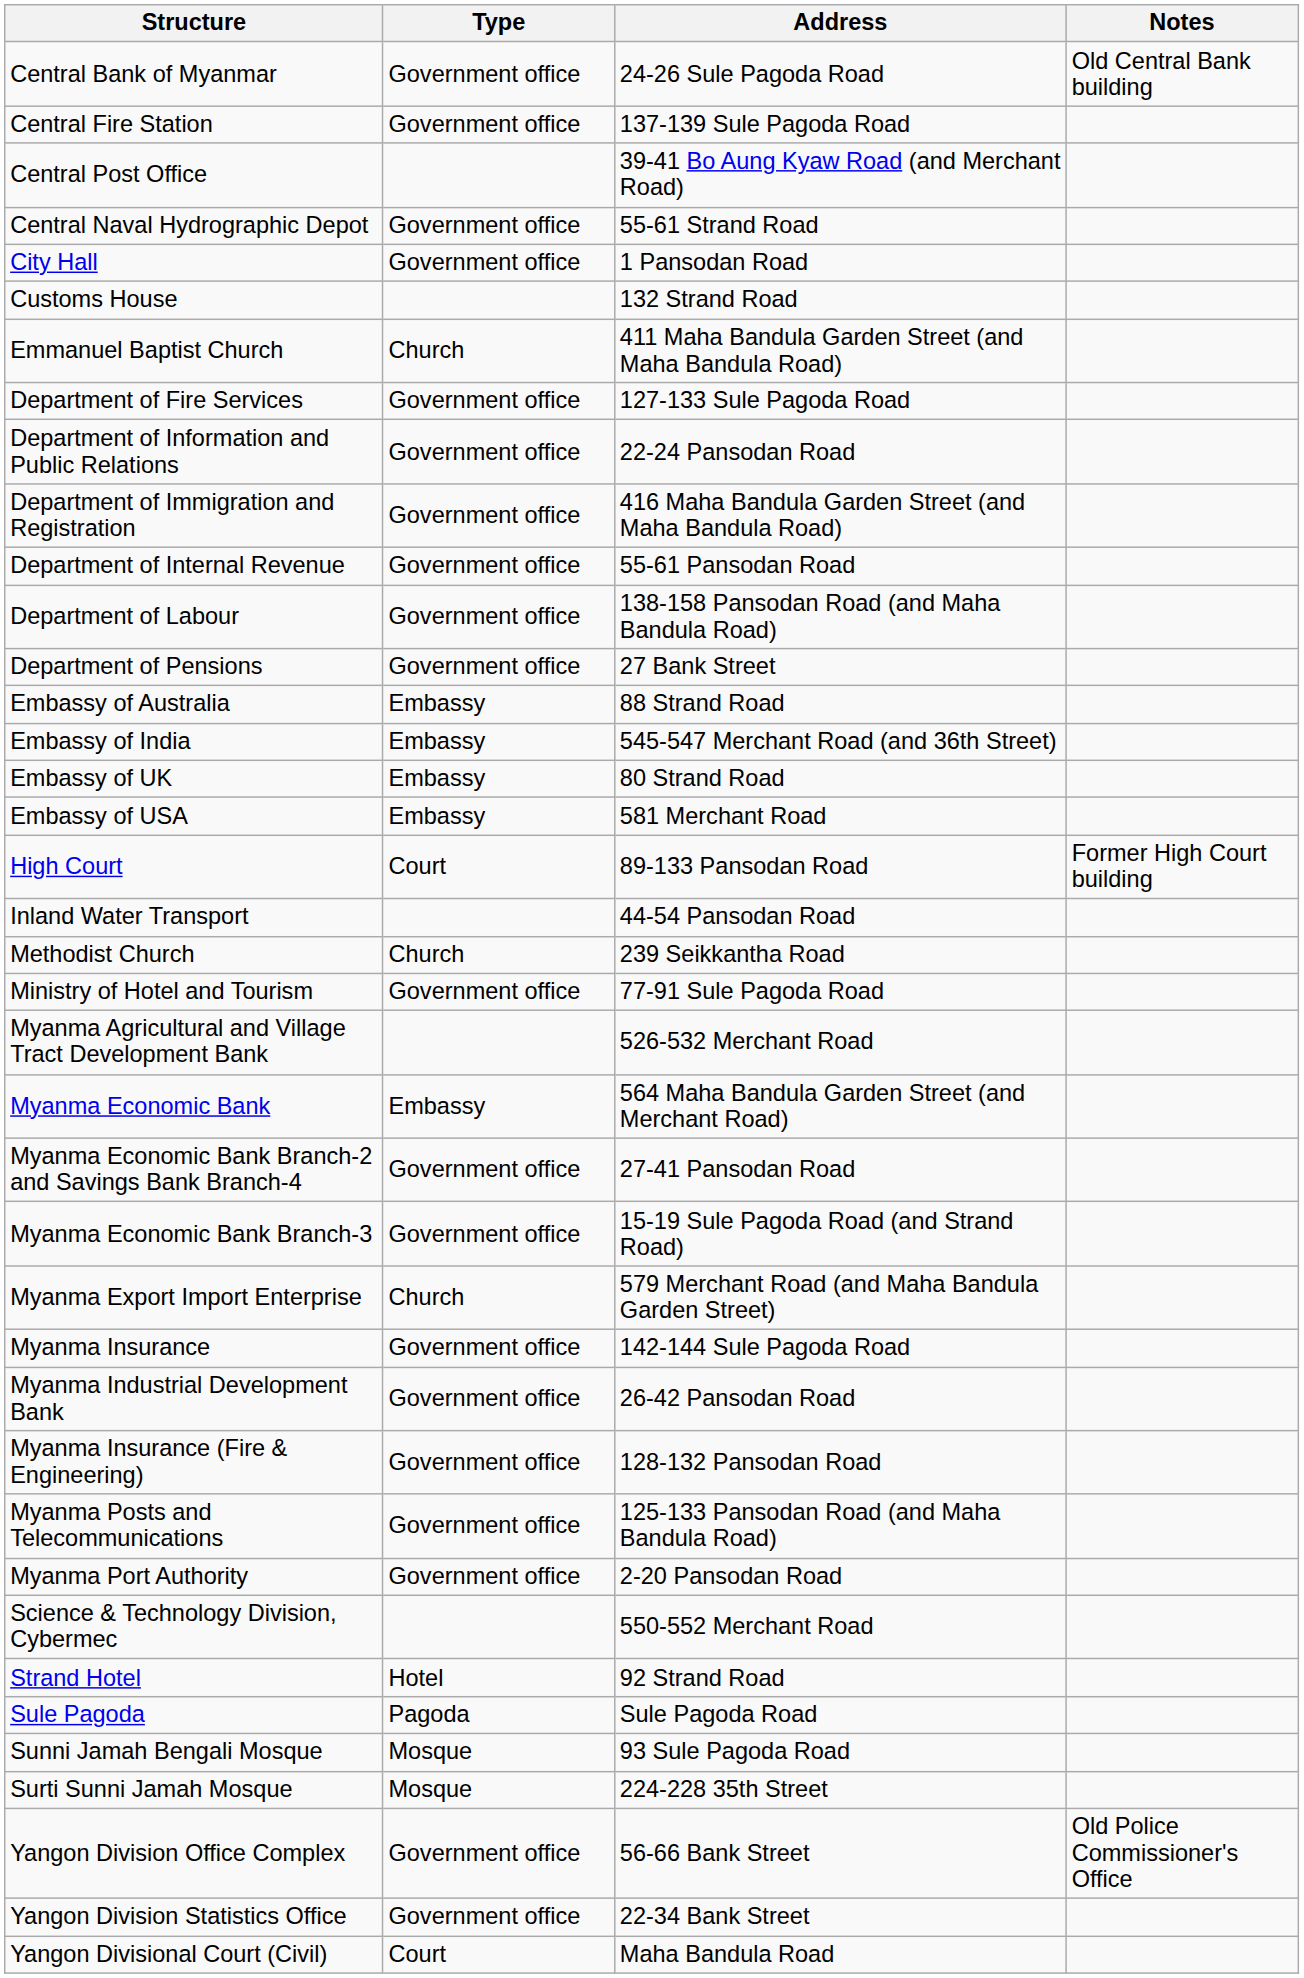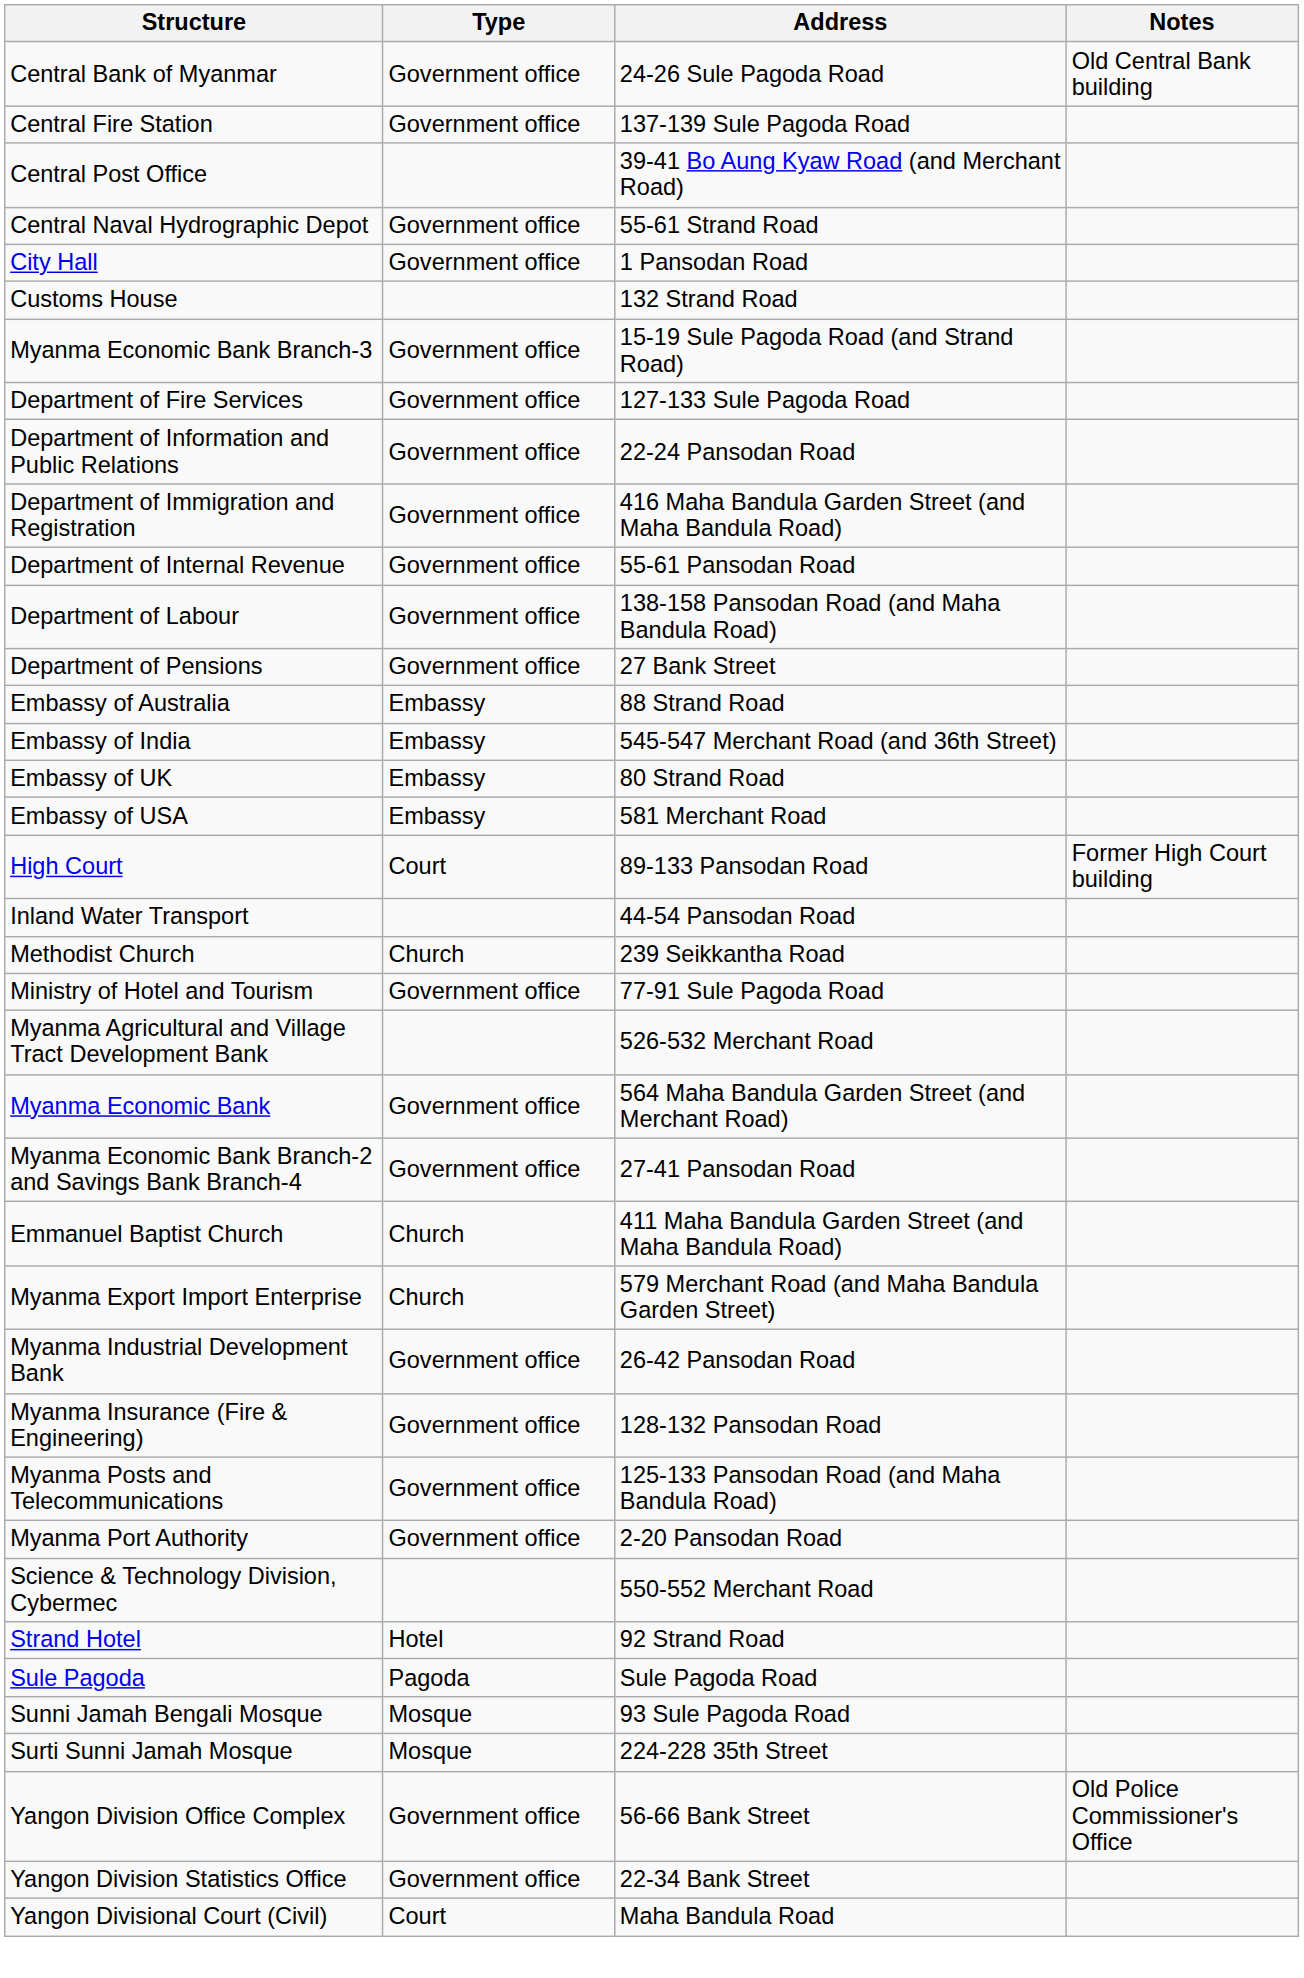rows swapped: (147, 350) <-> (191, 1233)
(437, 1105) Embassy -> (484, 1105) Government office
- row: (110, 1347)
